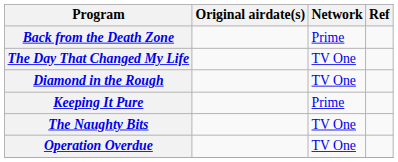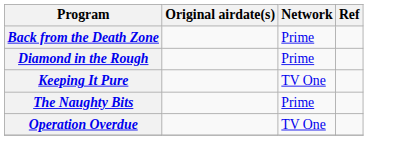- row: (98, 59)
(334, 80) TV One -> (298, 59) Prime
(328, 102) Prime -> (304, 80) TV One
(334, 124) TV One -> (298, 102) Prime
